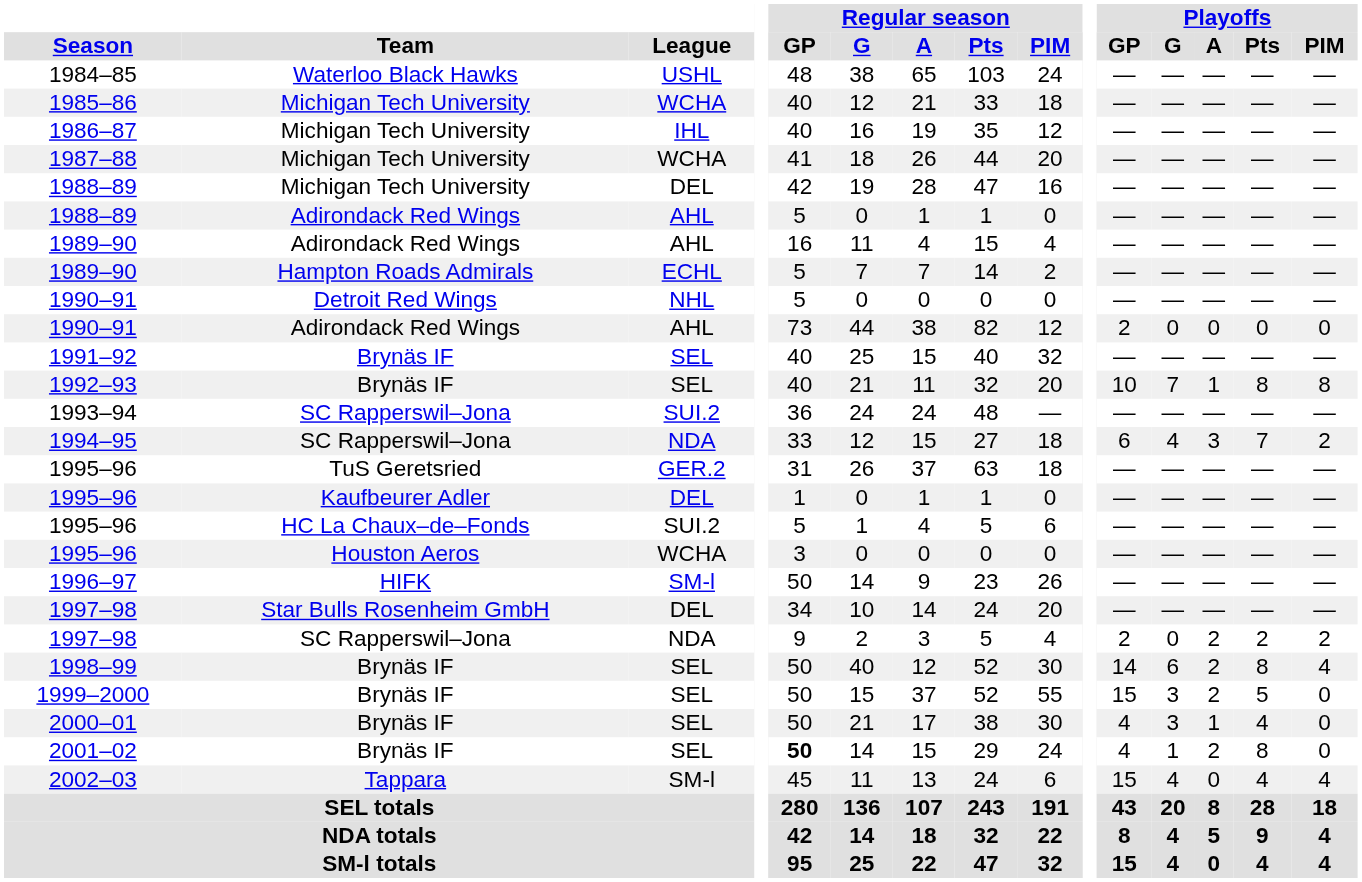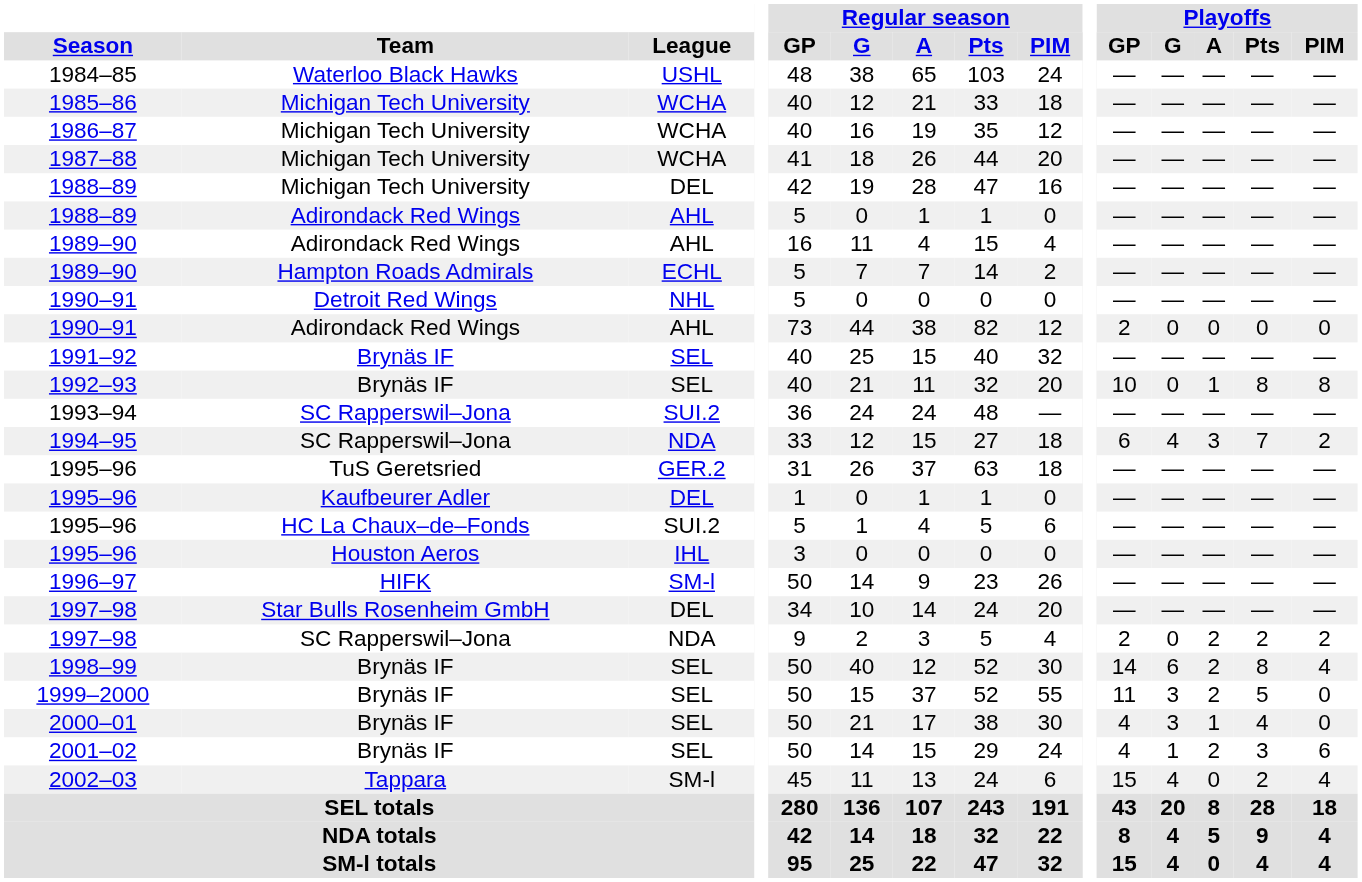(692, 130) IHL -> (692, 130) WCHA
(1173, 384) 7 -> (1173, 384) 0
(692, 553) WCHA -> (692, 553) IHL
(1124, 694) 15 -> (1124, 694) 11
(800, 751) bold -> (800, 751) normal
(1262, 751) 8 -> (1262, 751) 3
(1325, 751) 0 -> (1325, 751) 6
(1262, 779) 4 -> (1262, 779) 2
